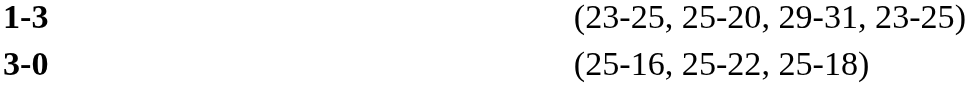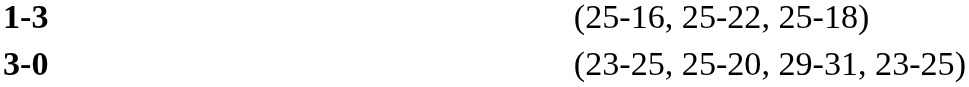(770, 16) (23-25, 25-20, 29-31, 23-25) -> (722, 16) (25-16, 25-22, 25-18)
(722, 63) (25-16, 25-22, 25-18) -> (770, 63) (23-25, 25-20, 29-31, 23-25)
